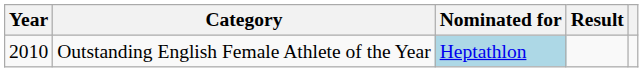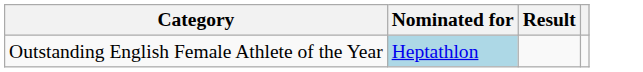- column: (29, 19)
